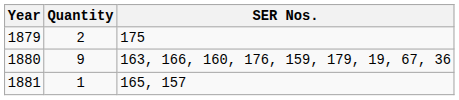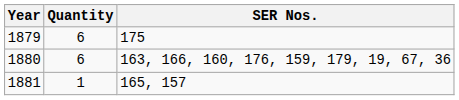(81, 38) 2 -> (81, 38) 6
(81, 61) 9 -> (81, 61) 6
